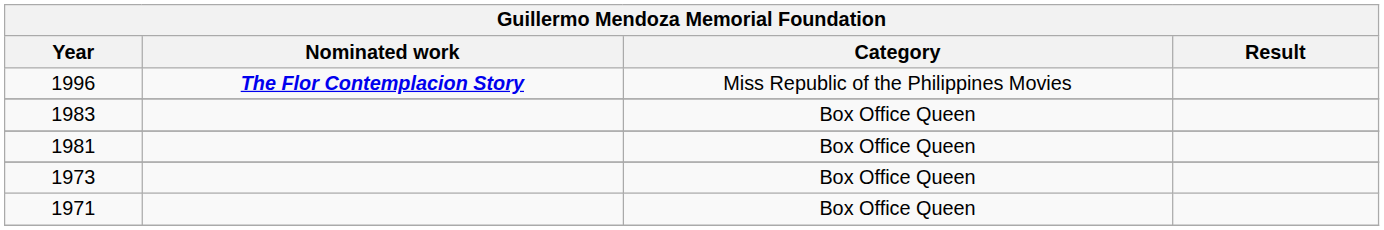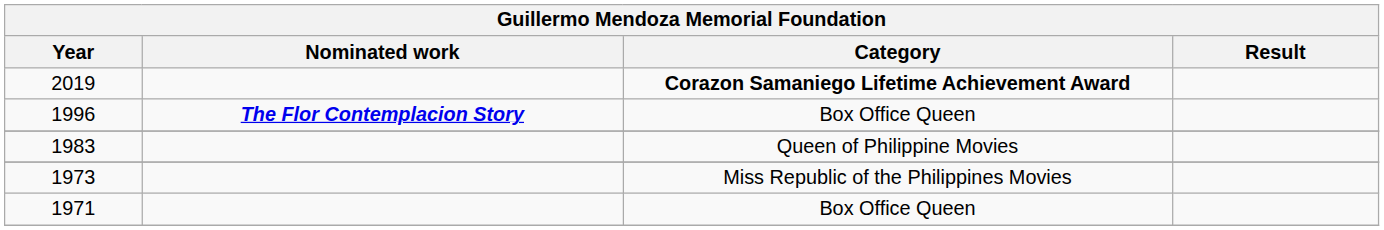+ row: (73, 83)
(897, 83) Miss Republic of the Philippines Movies -> (897, 114) Box Office Queen
(897, 114) Box Office Queen -> (897, 146) Queen of Philippine Movies
- row: (73, 146)
(897, 177) Box Office Queen -> (897, 177) Miss Republic of the Philippines Movies
